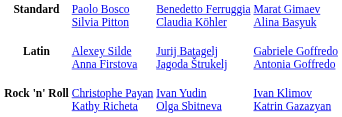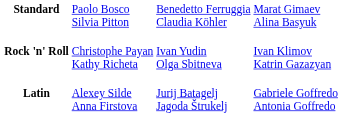rows swapped: (36, 51) <-> (36, 93)
